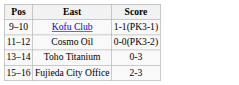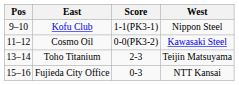+ column: (197, 12)
(136, 57) 0-3 -> (136, 57) 2-3
(136, 73) 2-3 -> (136, 73) 0-3
